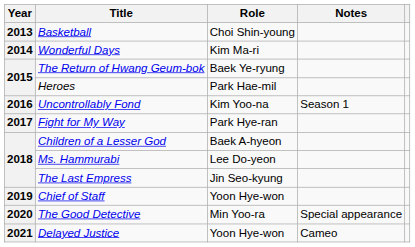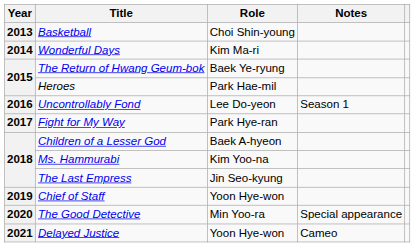(239, 104) Kim Yoo-na -> (243, 104) Lee Do-yeon
(243, 159) Lee Do-yeon -> (239, 159) Kim Yoo-na
